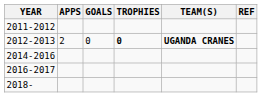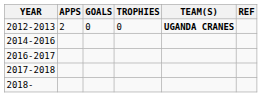- row: (31, 26)
(119, 41) bold -> (119, 26) normal
+ row: (31, 70)
